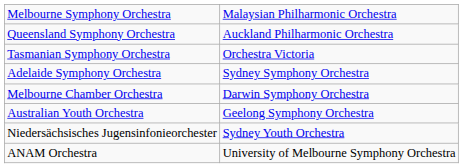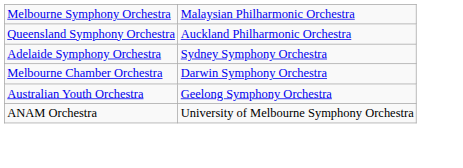- row: (89, 53)
- row: (112, 133)
